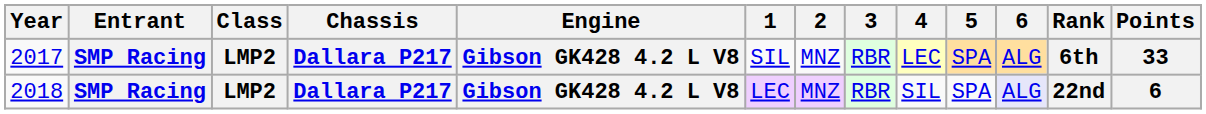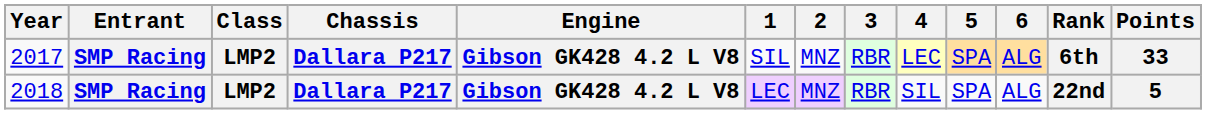(1022, 92) lavender background -> (1022, 92) no background
(1155, 92) 6 -> (1155, 92) 5
